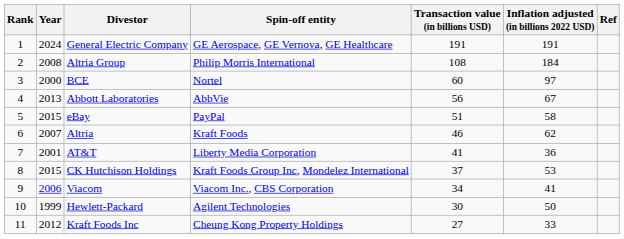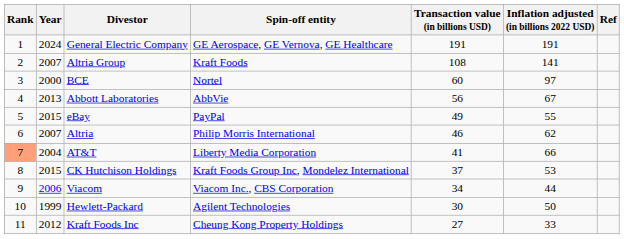(50, 62) 2008 -> (50, 62) 2007
(254, 62) Philip Morris International -> (220, 62) Kraft Foods
(550, 62) 184 -> (550, 62) 141
(457, 116) 51 -> (457, 116) 49
(550, 116) 58 -> (550, 116) 55
(220, 134) Kraft Foods -> (254, 134) Philip Morris International
(20, 152) no background -> (20, 152) lightsalmon background
(50, 152) 2001 -> (50, 152) 2004
(550, 152) 36 -> (550, 152) 66
(550, 188) 41 -> (550, 188) 44
